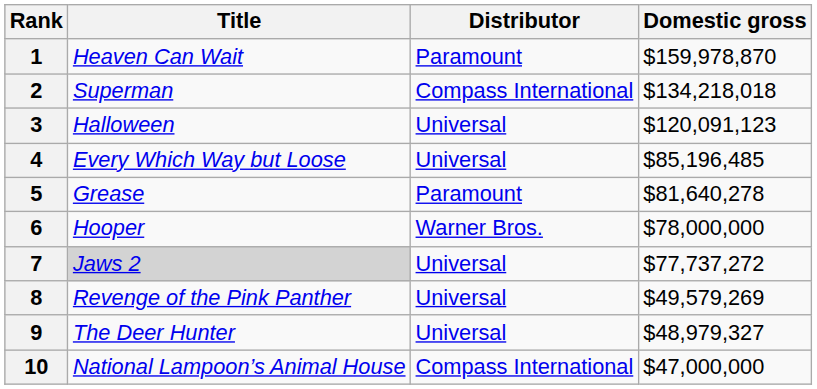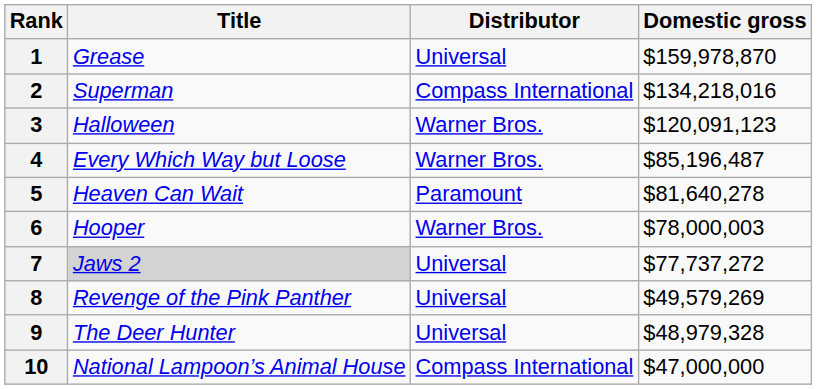(158, 56) Heaven Can Wait -> (109, 56) Grease
(469, 56) Paramount -> (461, 56) Universal
(710, 90) $134,218,018 -> (710, 90) $134,218,016
(461, 125) Universal -> (479, 125) Warner Bros.
(461, 159) Universal -> (479, 159) Warner Bros.
(704, 159) $85,196,485 -> (704, 159) $85,196,487
(109, 194) Grease -> (158, 194) Heaven Can Wait
(704, 228) $78,000,000 -> (704, 228) $78,000,003
(704, 332) $48,979,327 -> (704, 332) $48,979,328
